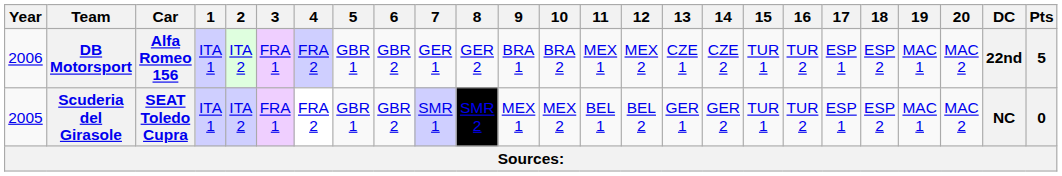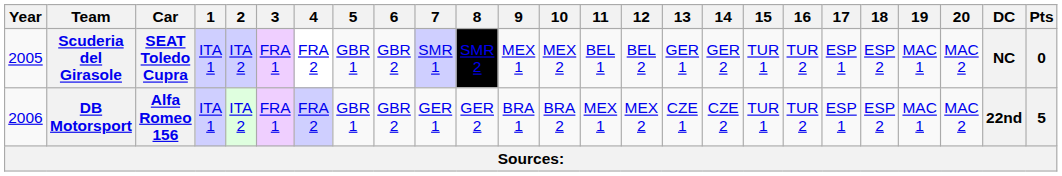rows swapped: (91, 117) <-> (91, 58)
